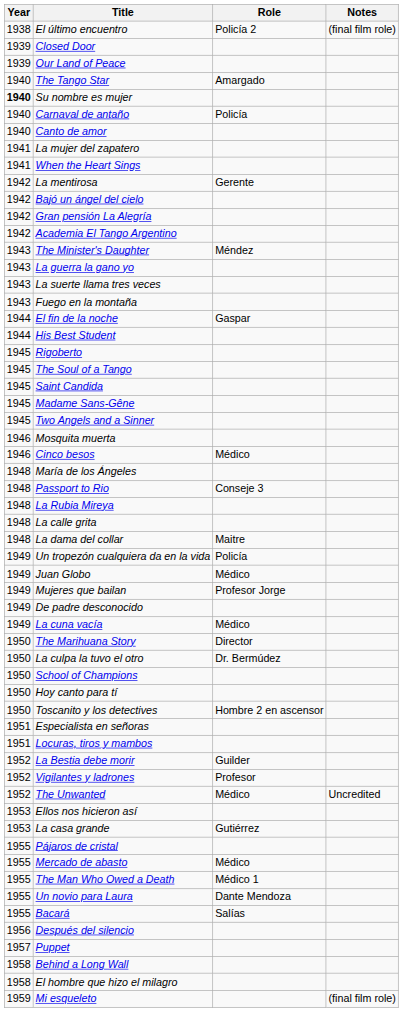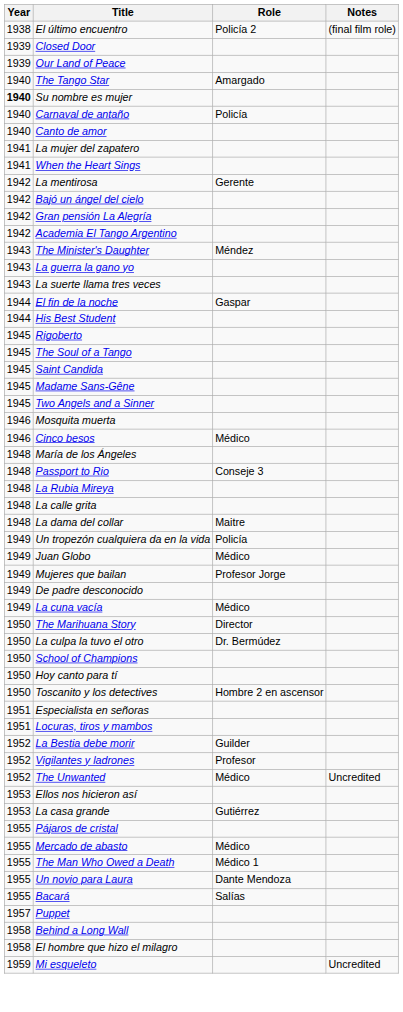- row: (86, 302)
- row: (85, 931)
(362, 999) (final film role) -> (354, 965) Uncredited
